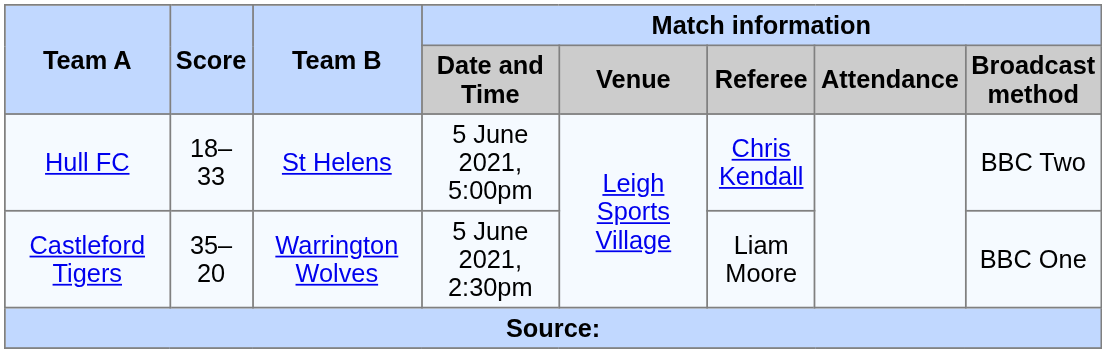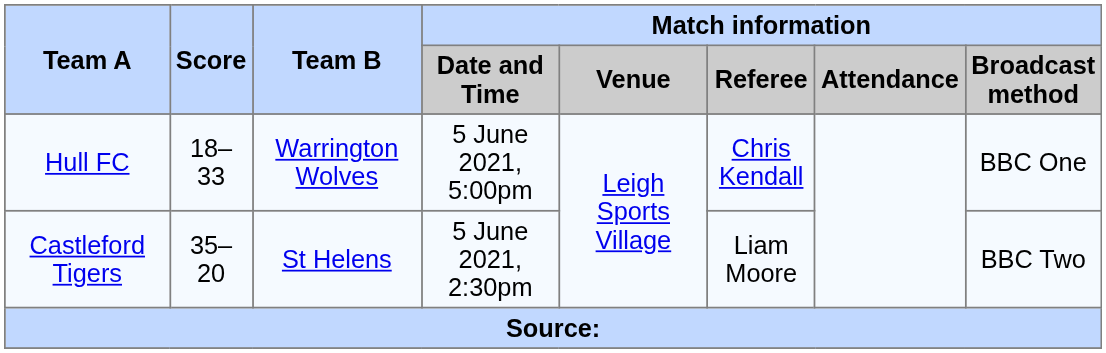(337, 162) St Helens -> (337, 162) Warrington Wolves
(1033, 162) BBC Two -> (1033, 162) BBC One
(337, 259) Warrington Wolves -> (337, 259) St Helens
(1033, 259) BBC One -> (1033, 259) BBC Two
